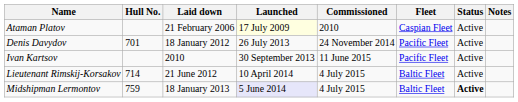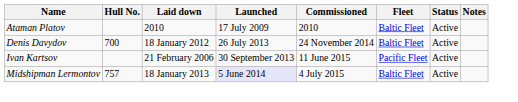(200, 27) 21 February 2006 -> (154, 27) 2010
(264, 27) lightyellow background -> (243, 27) no background
(426, 27) Caspian Fleet -> (401, 27) Baltic Fleet
(133, 43) 701 -> (112, 43) 700
(424, 43) Pacific Fleet -> (401, 43) Baltic Fleet
(175, 58) 2010 -> (179, 58) 21 February 2006
- row: (64, 74)
(133, 89) 759 -> (112, 74) 757
(470, 89) bold -> (445, 74) normal
